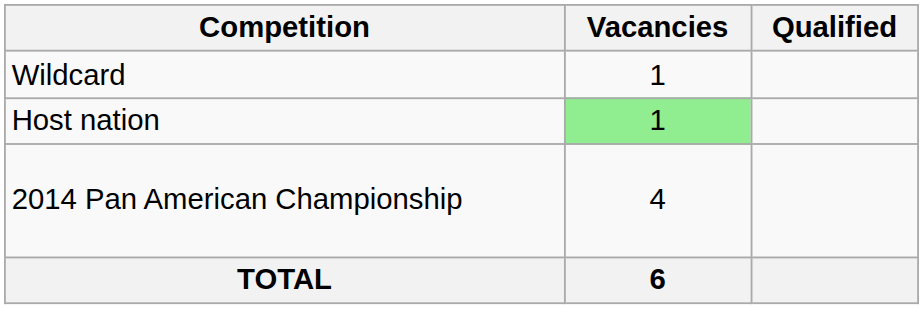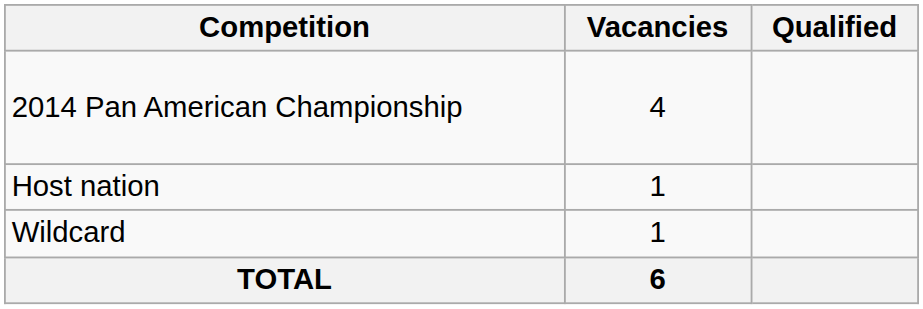rows swapped: (237, 199) <-> (69, 74)
(658, 120) lightgreen background -> (658, 186) no background
